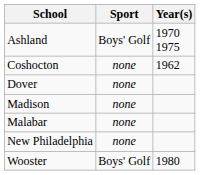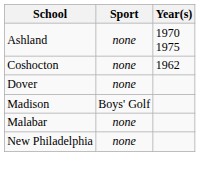(124, 39) Boys' Golf -> (124, 39) none
(124, 103) none -> (124, 103) Boys' Golf
- row: (27, 160)
